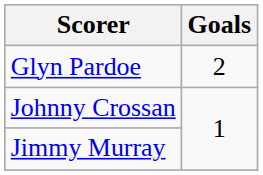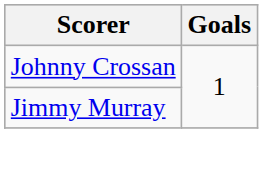- row: (76, 66)
